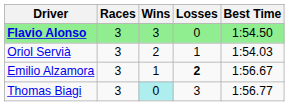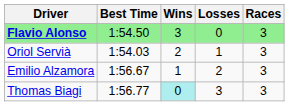columns swapped: (118, 14) <-> (252, 14)
(197, 71) bold -> (219, 71) normal
